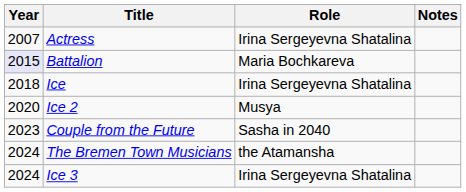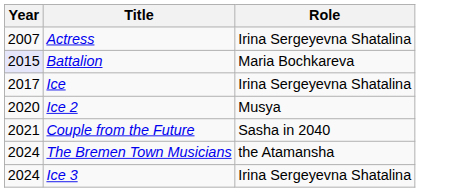- column: (438, 15)
(24, 84) 2018 -> (24, 84) 2017
(24, 130) 2023 -> (24, 130) 2021
